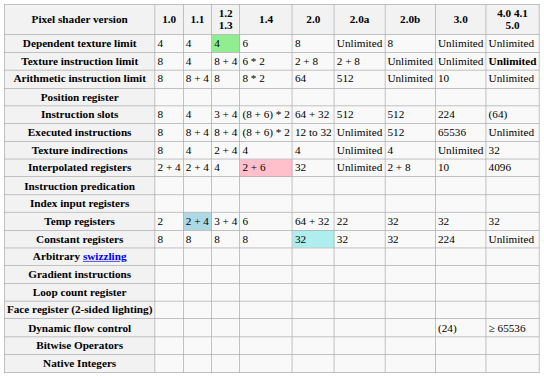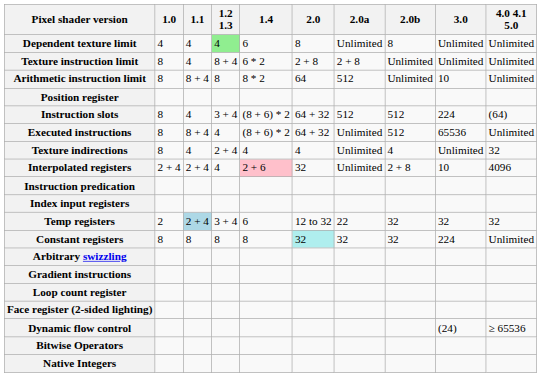(513, 61) bold -> (511, 61) normal
(226, 132) 8 + 4 -> (217, 132) 4
(313, 132) 12 to 32 -> (312, 132) 64 + 32
(312, 221) 64 + 32 -> (313, 221) 12 to 32
